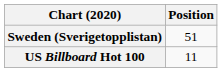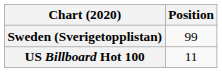(191, 36) 51 -> (191, 36) 99
